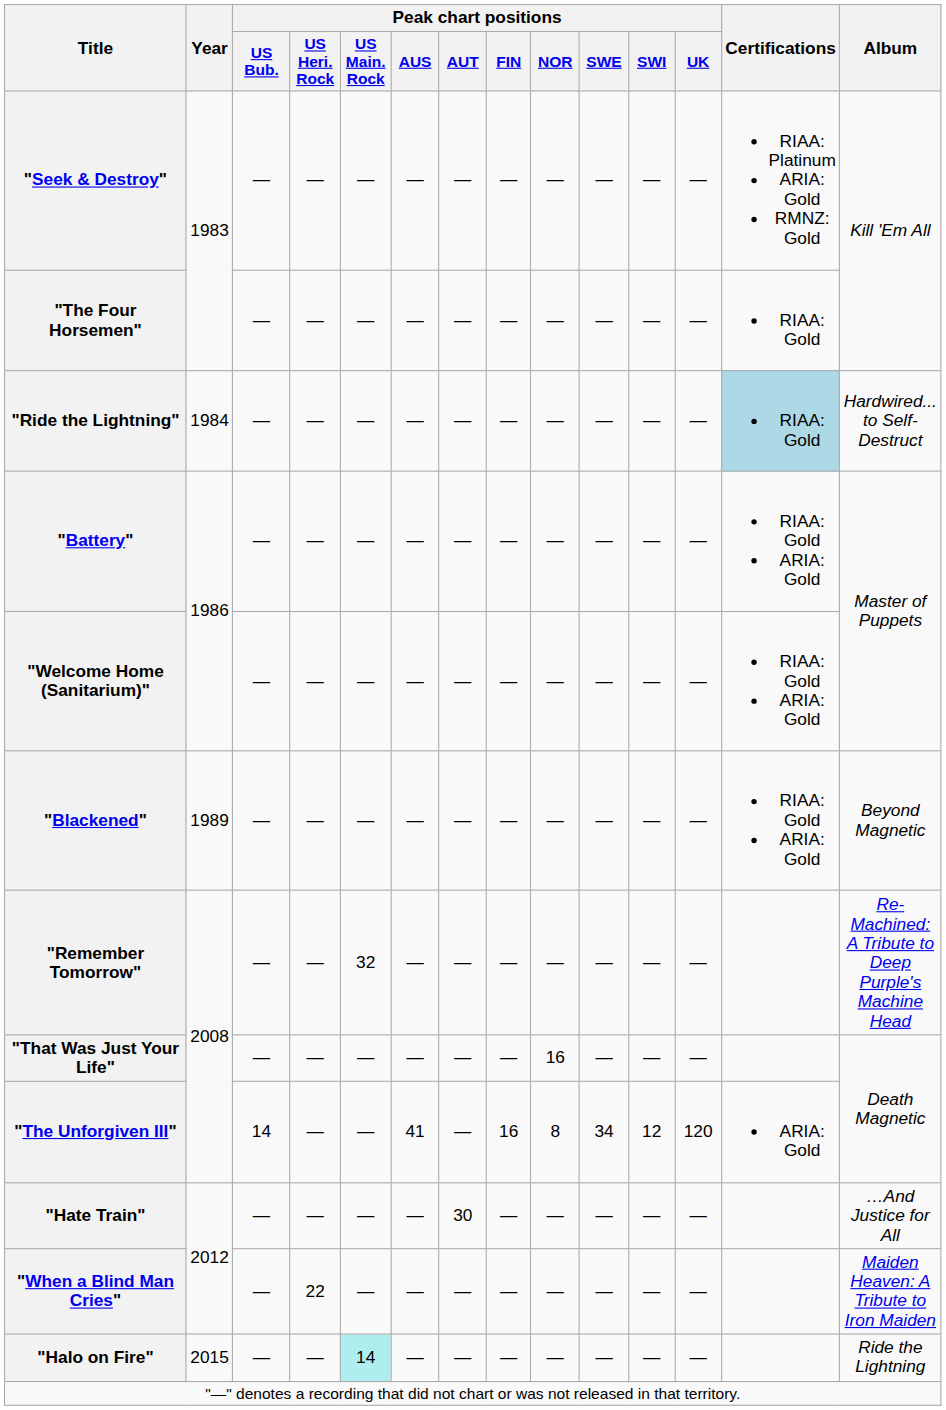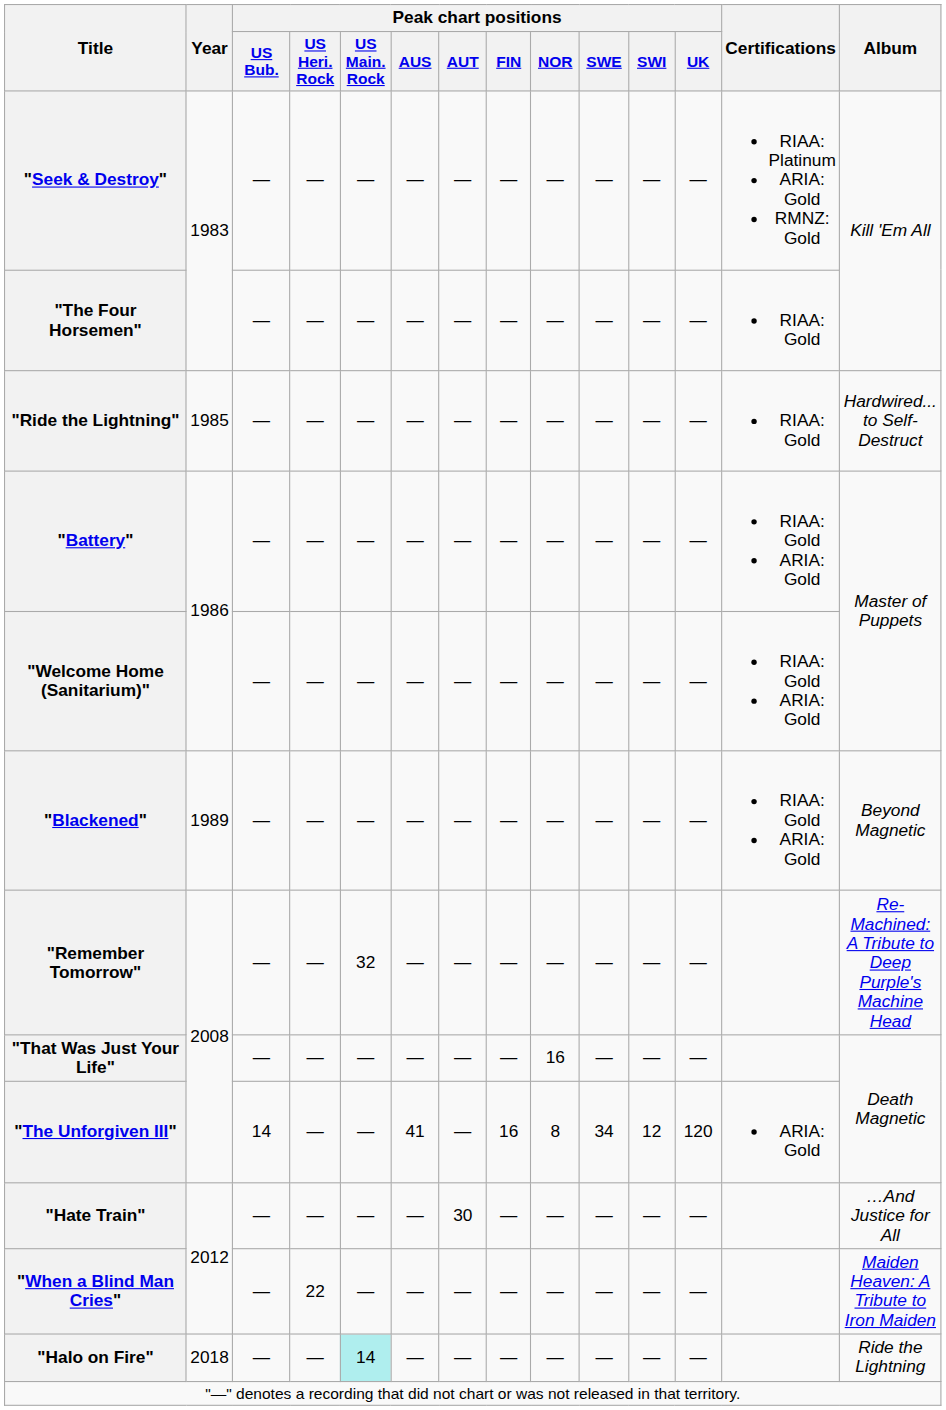(210, 420) 1984 -> (210, 420) 1985
(781, 431) lightblue background -> (781, 431) no background
(210, 1357) 2015 -> (210, 1357) 2018
